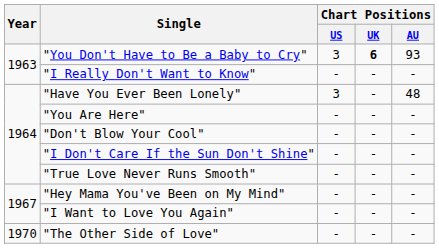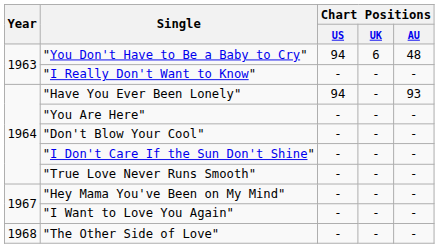(336, 54) 3 -> (338, 54) 94
(373, 54) bold -> (376, 54) normal
(413, 54) 93 -> (414, 54) 48
(336, 94) 3 -> (338, 94) 94
(413, 94) 48 -> (414, 94) 93
(22, 234) 1970 -> (22, 234) 1968
